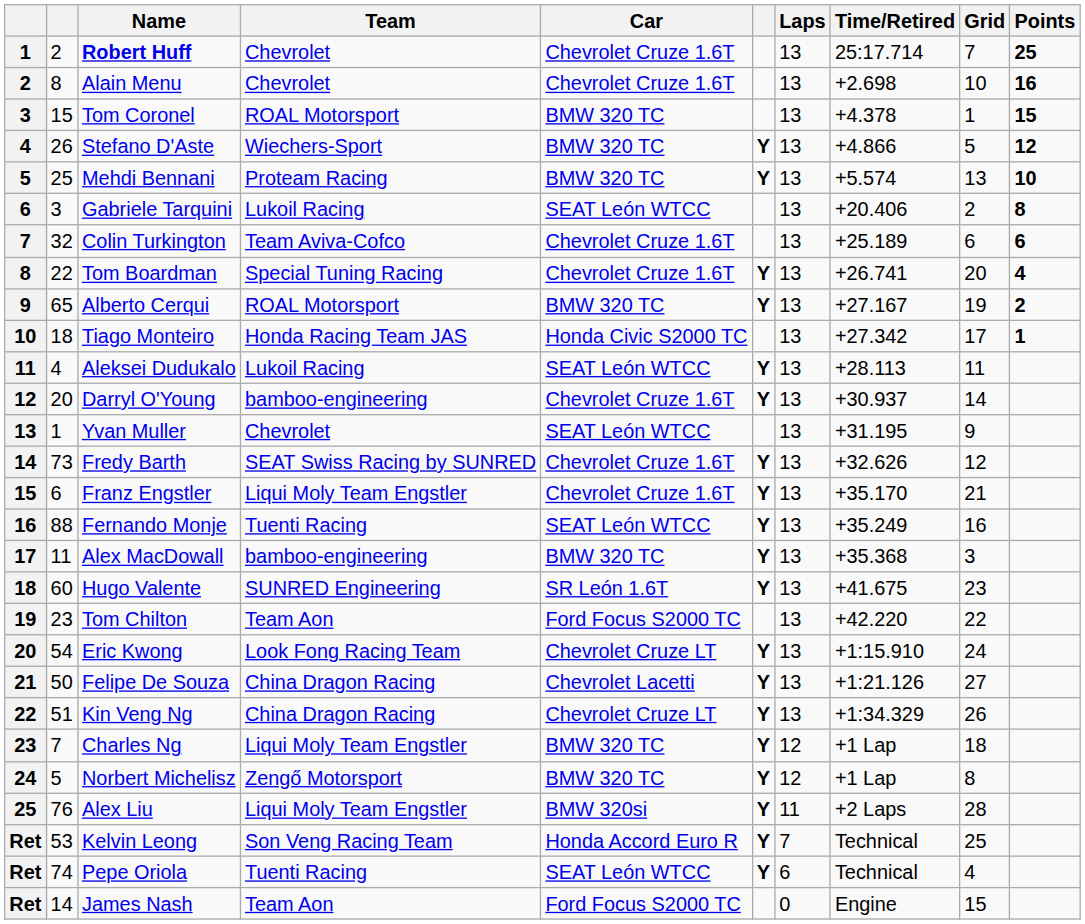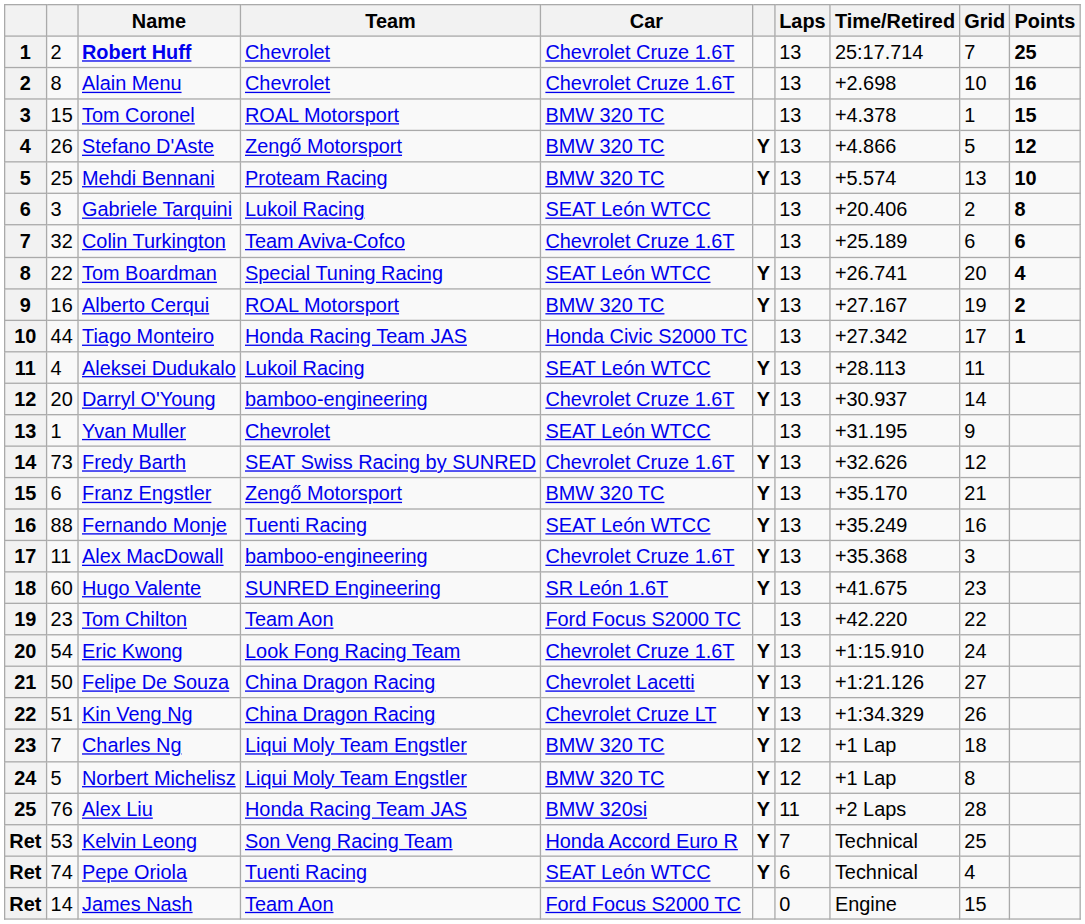(314, 147) Wiechers-Sport -> (324, 147) Zengő Motorsport
(640, 273) Chevrolet Cruze 1.6T -> (628, 273) SEAT León WTCC
(62, 304) 65 -> (62, 304) 16
(62, 336) 18 -> (62, 336) 44
(356, 493) Liqui Moly Team Engstler -> (324, 493) Zengő Motorsport
(640, 493) Chevrolet Cruze 1.6T -> (605, 493) BMW 320 TC
(605, 556) BMW 320 TC -> (640, 556) Chevrolet Cruze 1.6T
(631, 651) Chevrolet Cruze LT -> (640, 651) Chevrolet Cruze 1.6T
(324, 777) Zengő Motorsport -> (356, 777) Liqui Moly Team Engstler
(356, 809) Liqui Moly Team Engstler -> (356, 809) Honda Racing Team JAS
